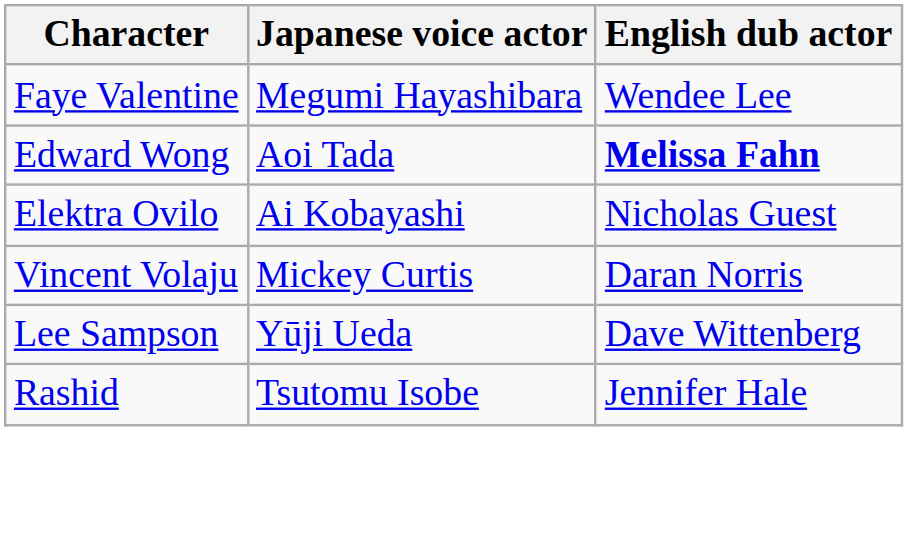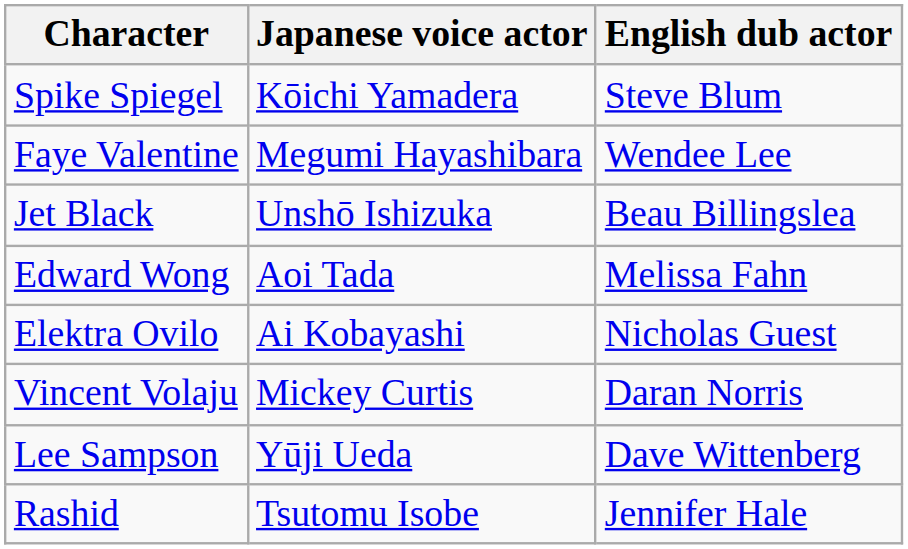+ row: (118, 94)
+ row: (84, 214)
(712, 154) bold -> (706, 273) normal
